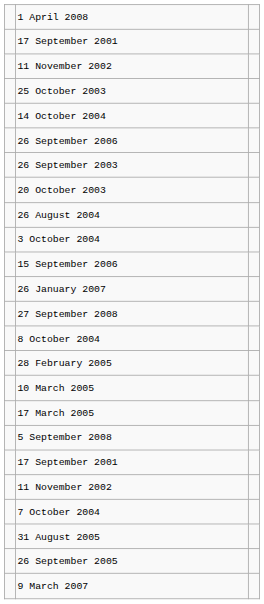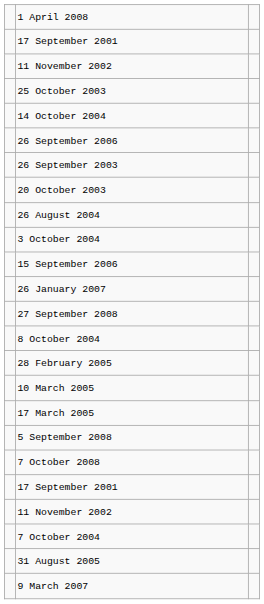+ row: (10, 462)
- row: (10, 561)
